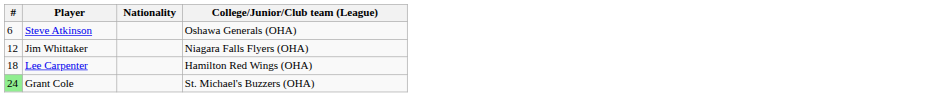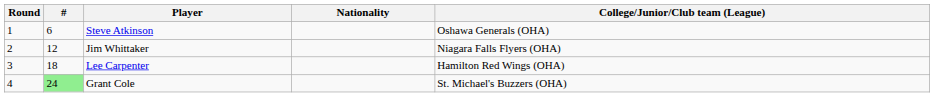+ column: (24, 13)
